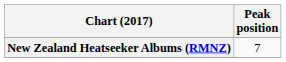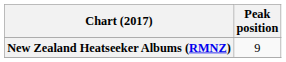(257, 47) 7 -> (257, 47) 9
